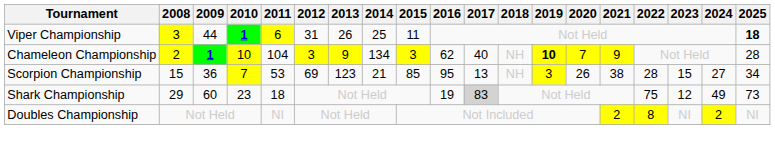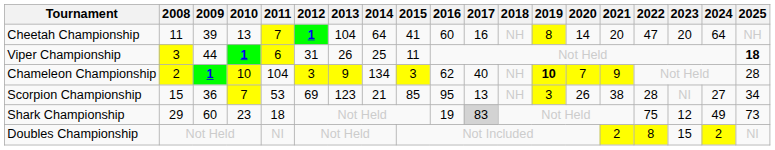+ row: (73, 34)
(685, 74) 15 -> (685, 94) NI
(685, 114) NI -> (685, 134) 15
